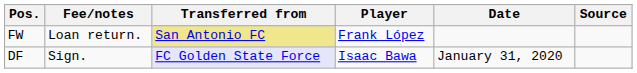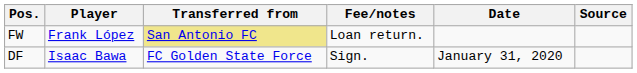columns swapped: (384, 15) <-> (98, 15)
(238, 58) lavender background -> (229, 58) no background
